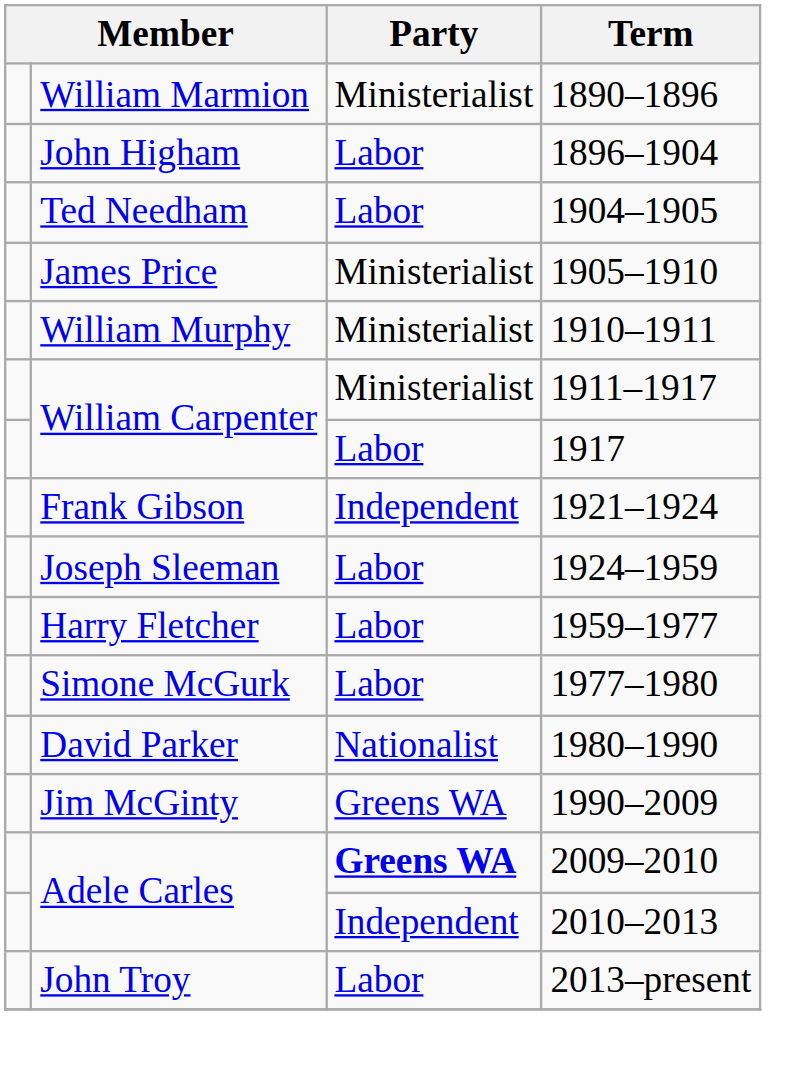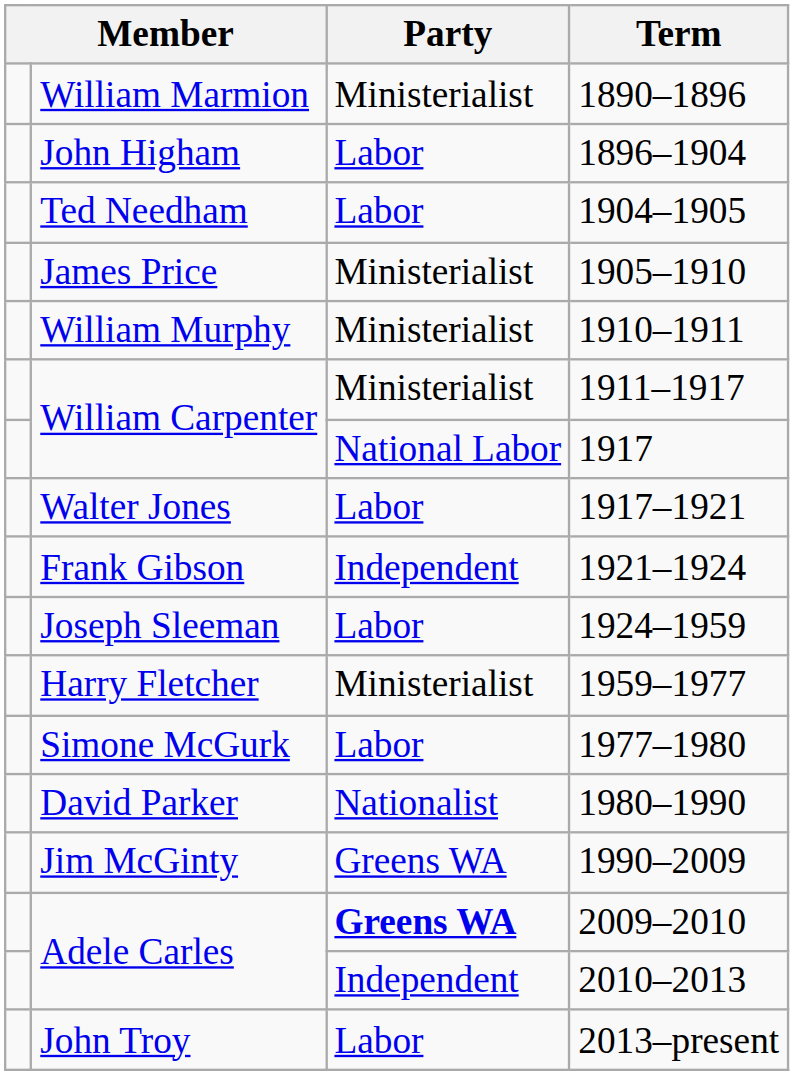(379, 447) Labor -> (448, 447) National Labor
+ row: (662, 507)
(379, 625) Labor -> (434, 684) Ministerialist
